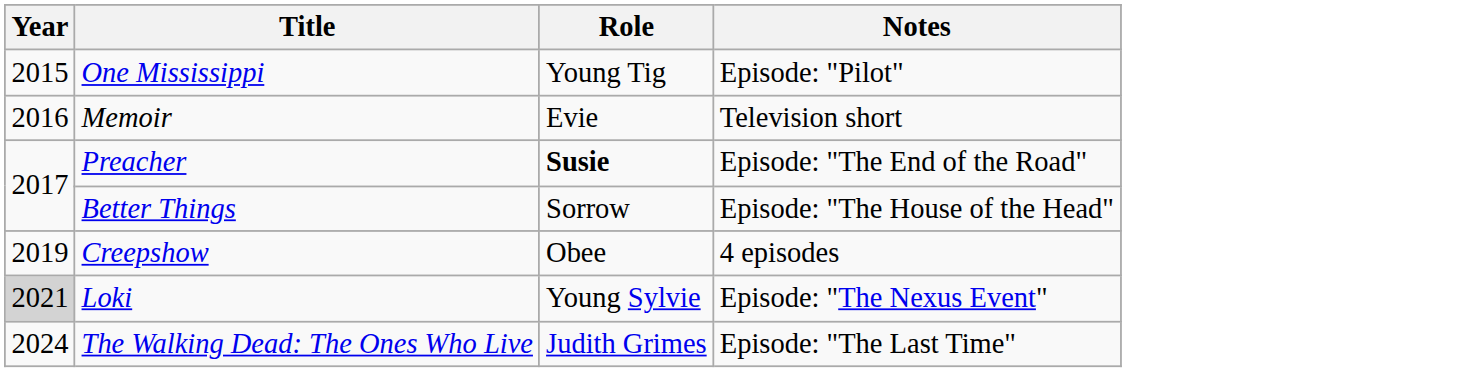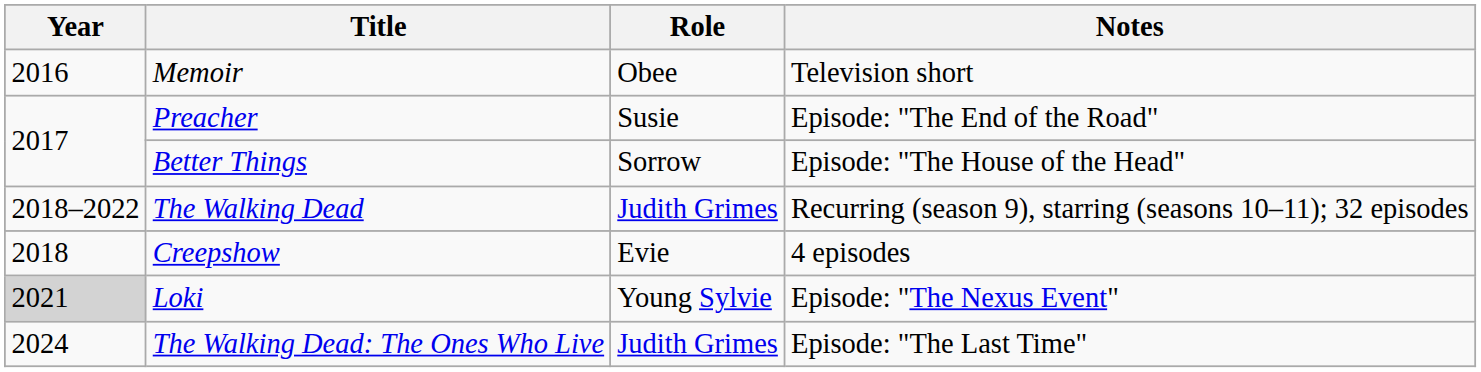- row: (173, 72)
(572, 117) Evie -> (647, 72) Obee
(578, 162) bold -> (648, 117) normal
+ row: (258, 207)
(40, 252) 2019 -> (40, 252) 2018
(576, 252) Obee -> (643, 252) Evie
